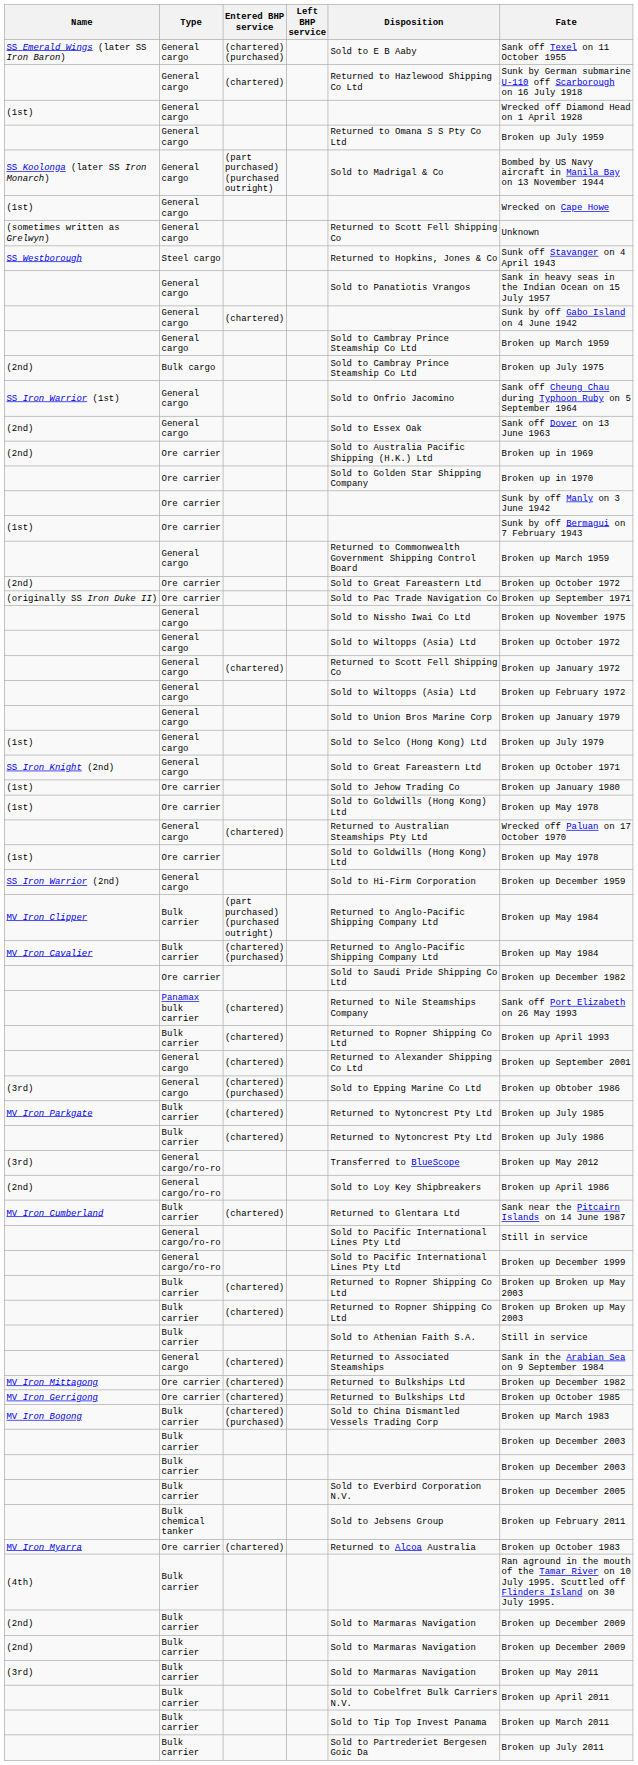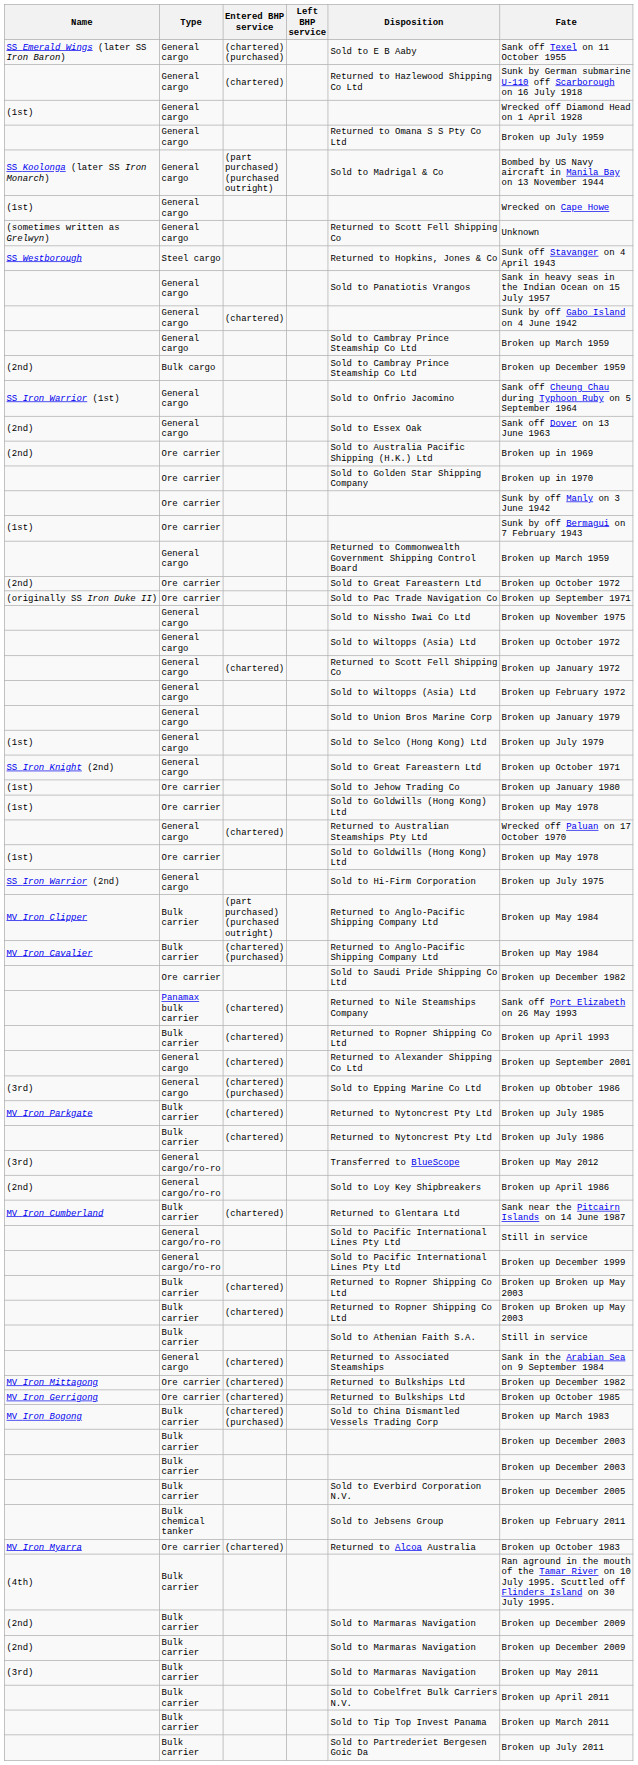(553, 368) Broken up July 1975 -> (563, 368) Broken up December 1959
(563, 882) Broken up December 1959 -> (553, 882) Broken up July 1975
